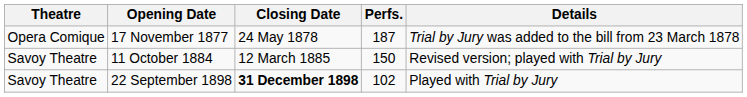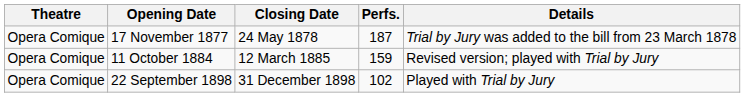(52, 59) Savoy Theatre -> (56, 59) Opera Comique
(384, 59) 150 -> (381, 59) 159
(52, 80) Savoy Theatre -> (56, 80) Opera Comique
(298, 80) bold -> (297, 80) normal
